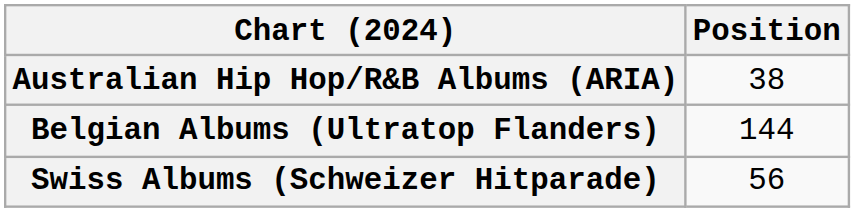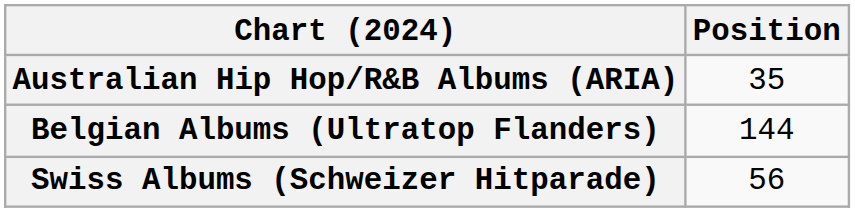(767, 81) 38 -> (767, 81) 35
